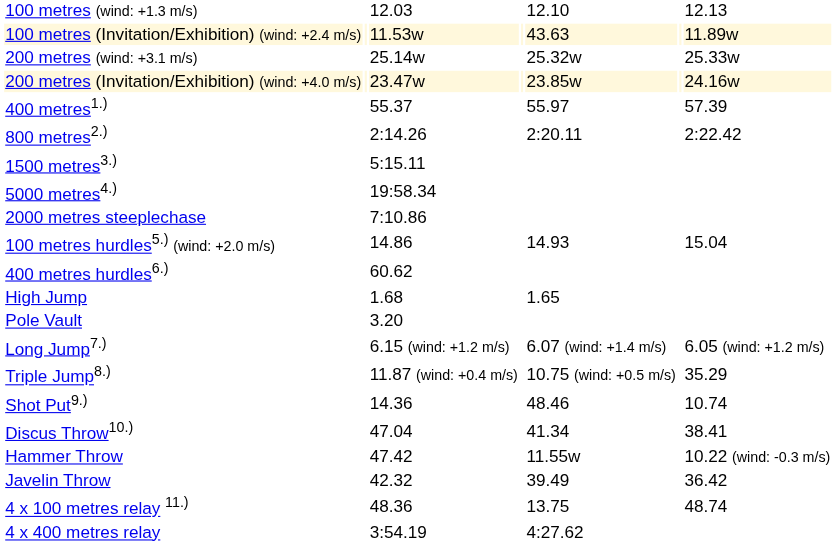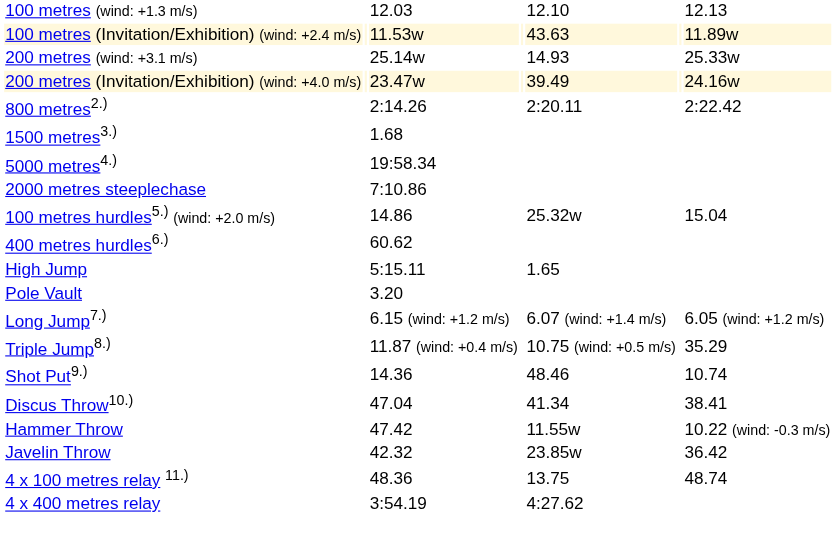(554, 57) 25.32w -> (548, 57) 14.93
(554, 81) 23.85w -> (548, 81) 39.49
- row: (56, 107)
(398, 163) 5:15.11 -> (386, 135) 1.68
(548, 243) 14.93 -> (554, 215) 25.32w
(386, 297) 1.68 -> (398, 269) 5:15.11
(548, 480) 39.49 -> (554, 452) 23.85w
